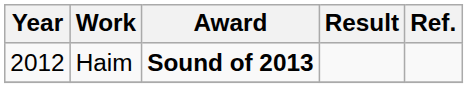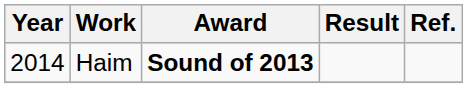(37, 62) 2012 -> (37, 62) 2014
